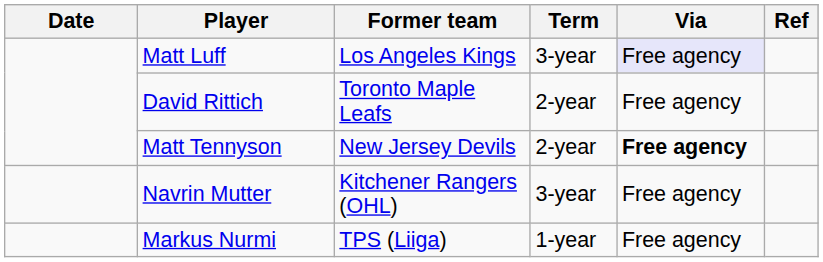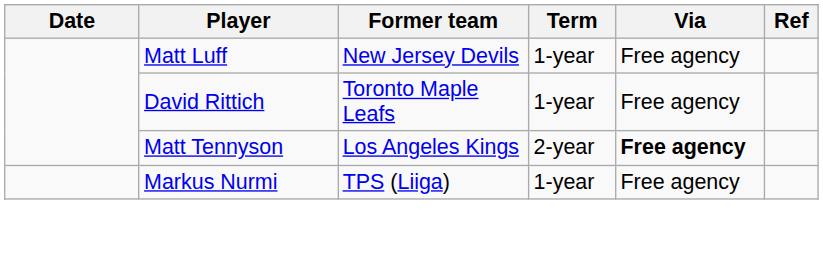(428, 55) Los Angeles Kings -> (431, 55) New Jersey Devils
(566, 55) 3-year -> (564, 55) 1-year
(681, 55) lavender background -> (680, 55) no background
(566, 101) 2-year -> (564, 101) 1-year
(428, 147) New Jersey Devils -> (431, 147) Los Angeles Kings
- row: (207, 193)
